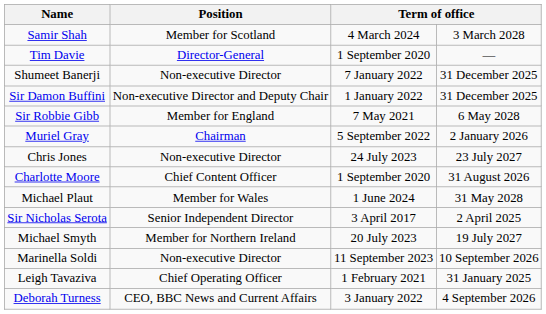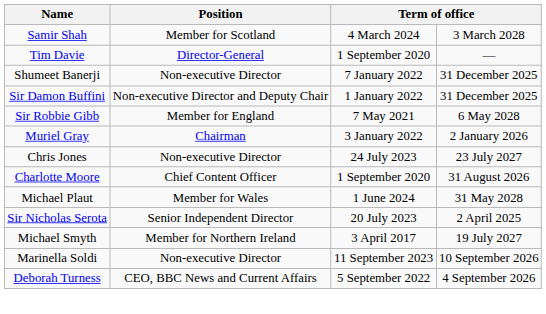(384, 136) 5 September 2022 -> (384, 136) 3 January 2022
(384, 217) 3 April 2017 -> (384, 217) 20 July 2023
(384, 237) 20 July 2023 -> (384, 237) 3 April 2017
- row: (57, 278)
(384, 298) 3 January 2022 -> (384, 278) 5 September 2022
